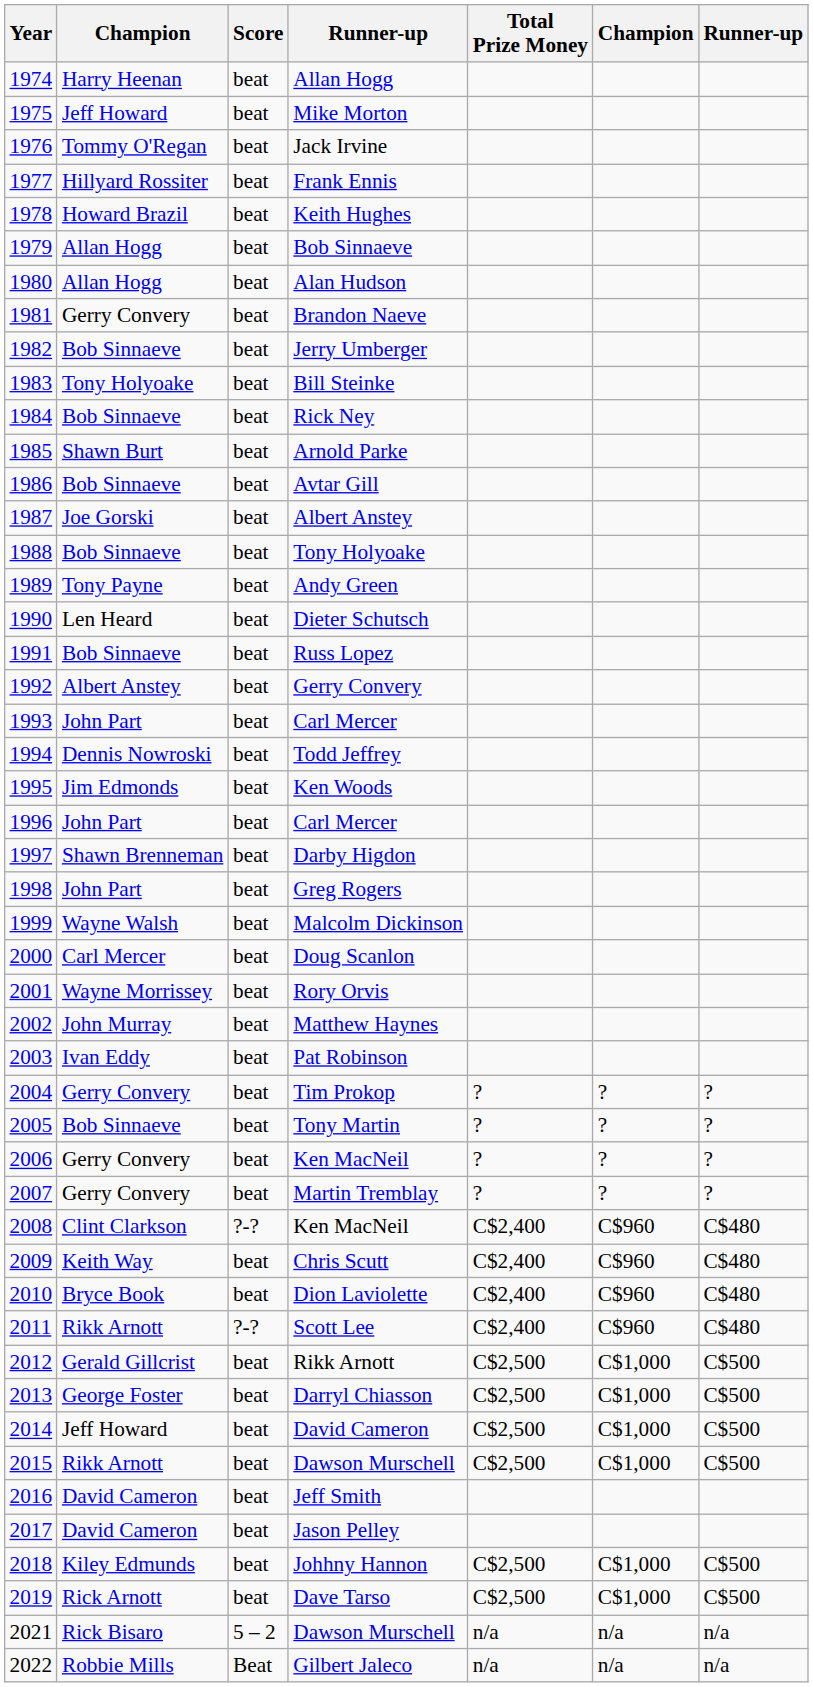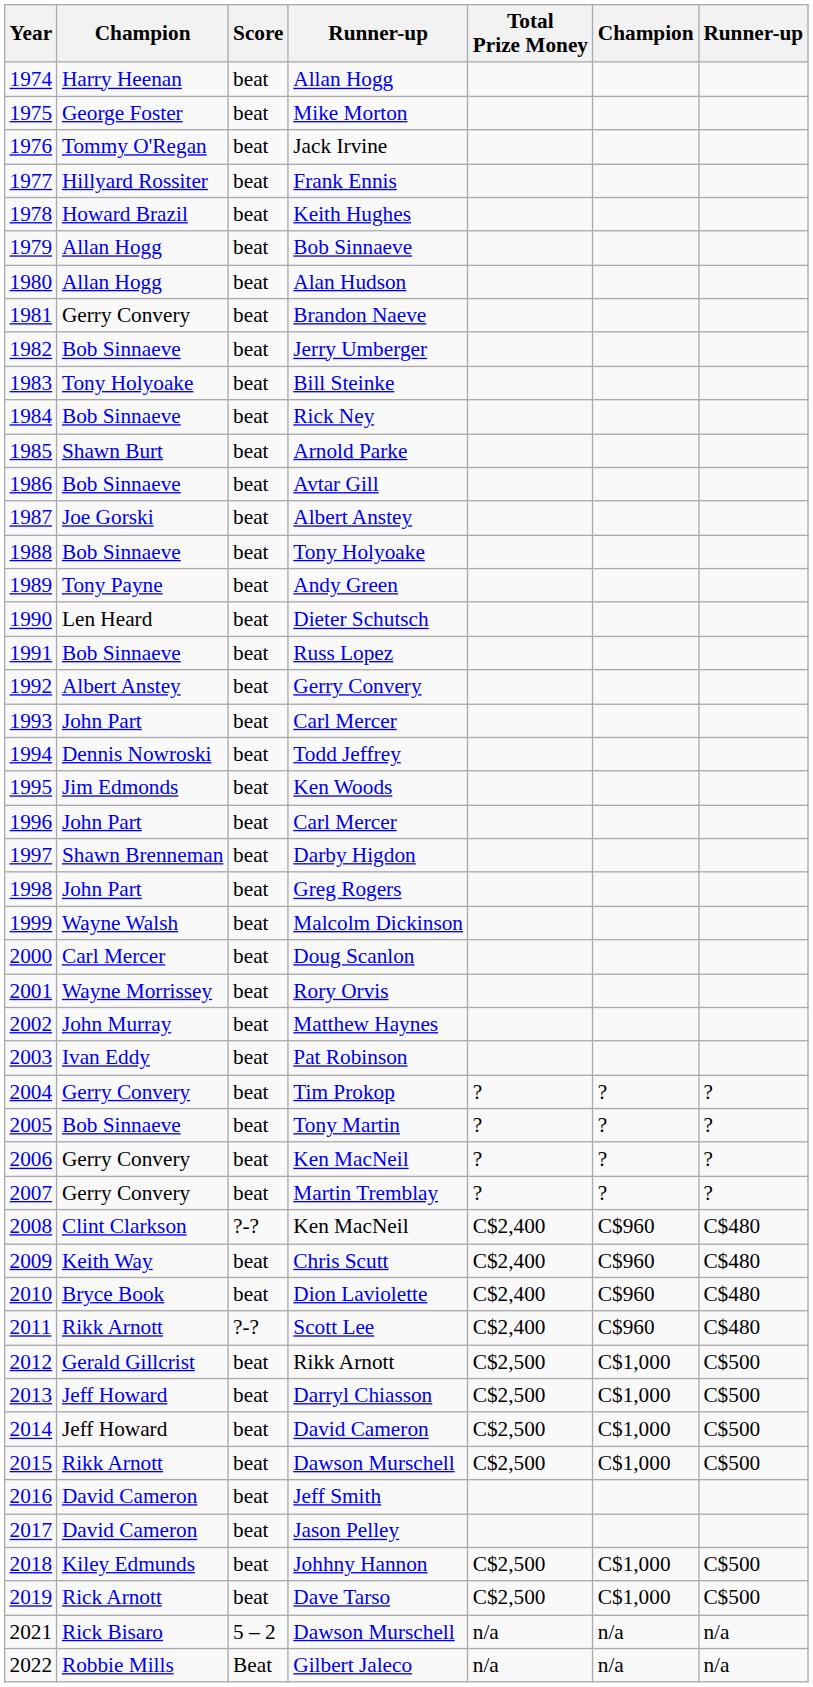(115, 112) Jeff Howard -> (122, 112) George Foster
(122, 1395) George Foster -> (115, 1395) Jeff Howard
